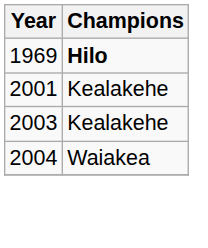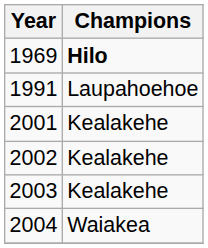+ row: (33, 89)
+ row: (33, 157)
